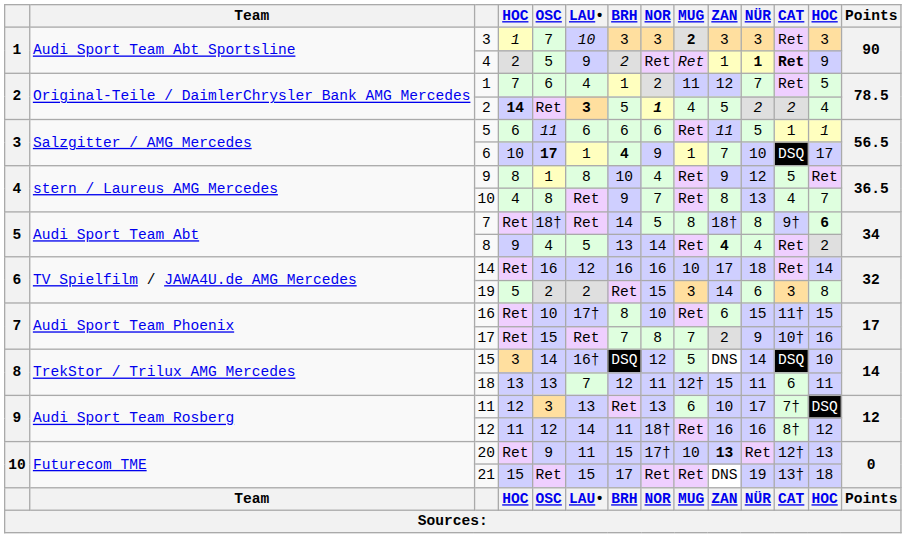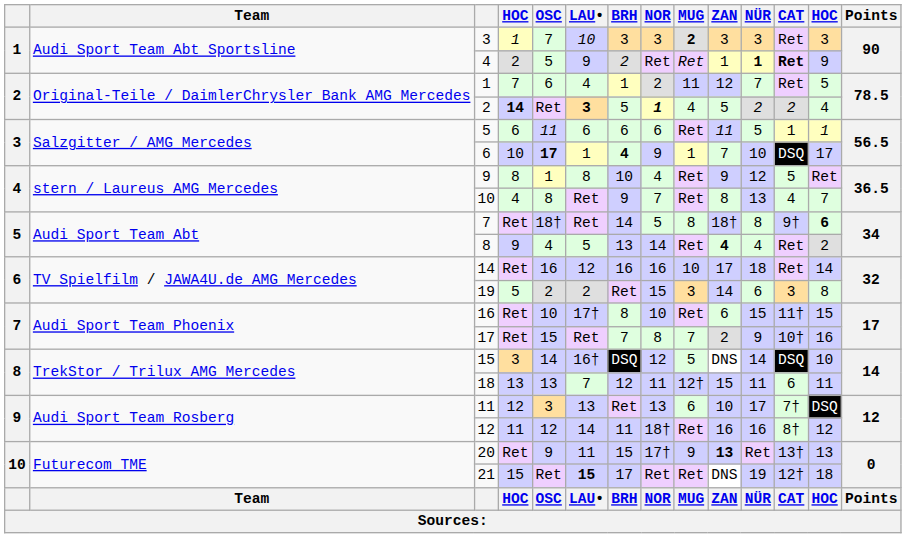(691, 453) 10 -> (691, 453) 9
(791, 453) 12† -> (791, 453) 13†
(586, 476) normal -> (586, 476) bold
(791, 476) 13† -> (791, 476) 12†
